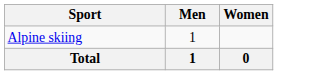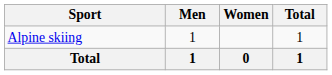+ column: (300, 15)
